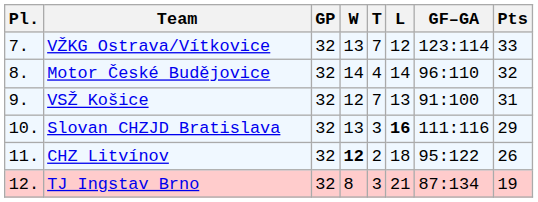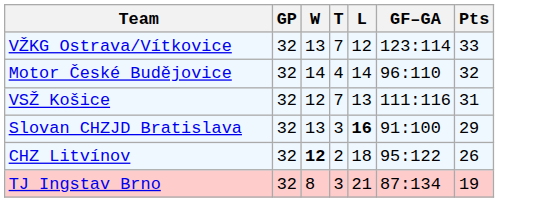- column: (24, 18)
(449, 101) 91:100 -> (415, 101) 111:116
(454, 129) 111:116 -> (410, 129) 91:100
